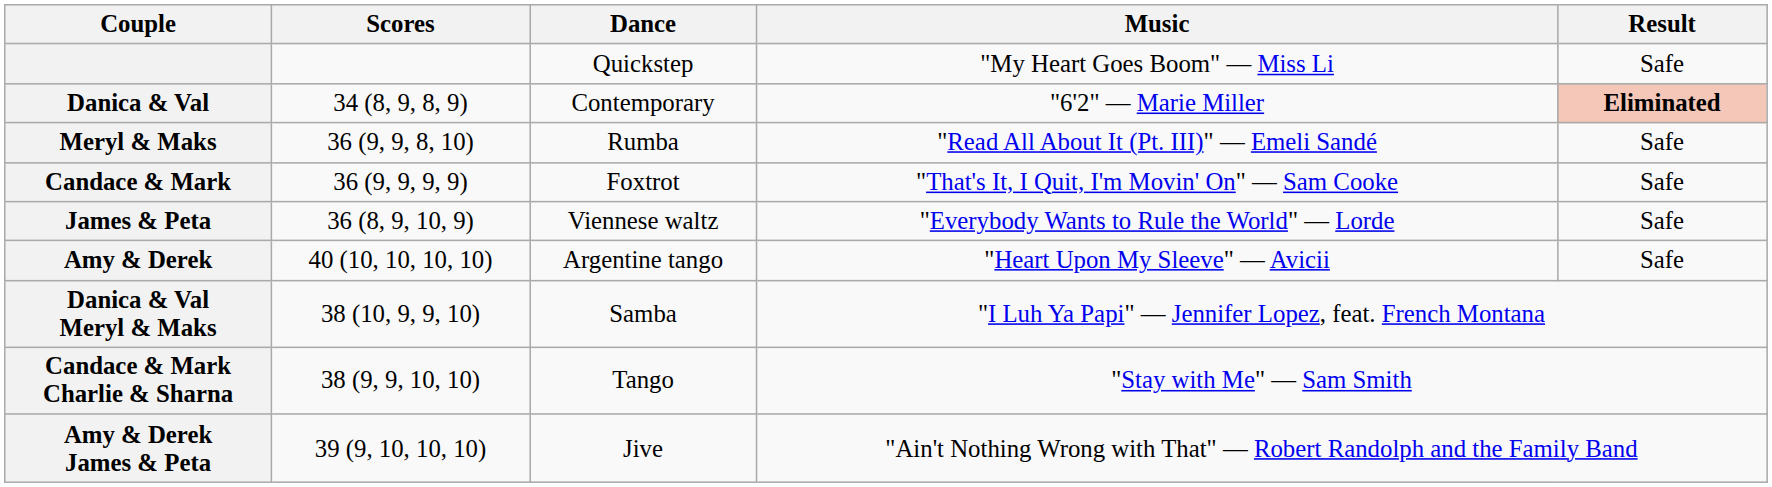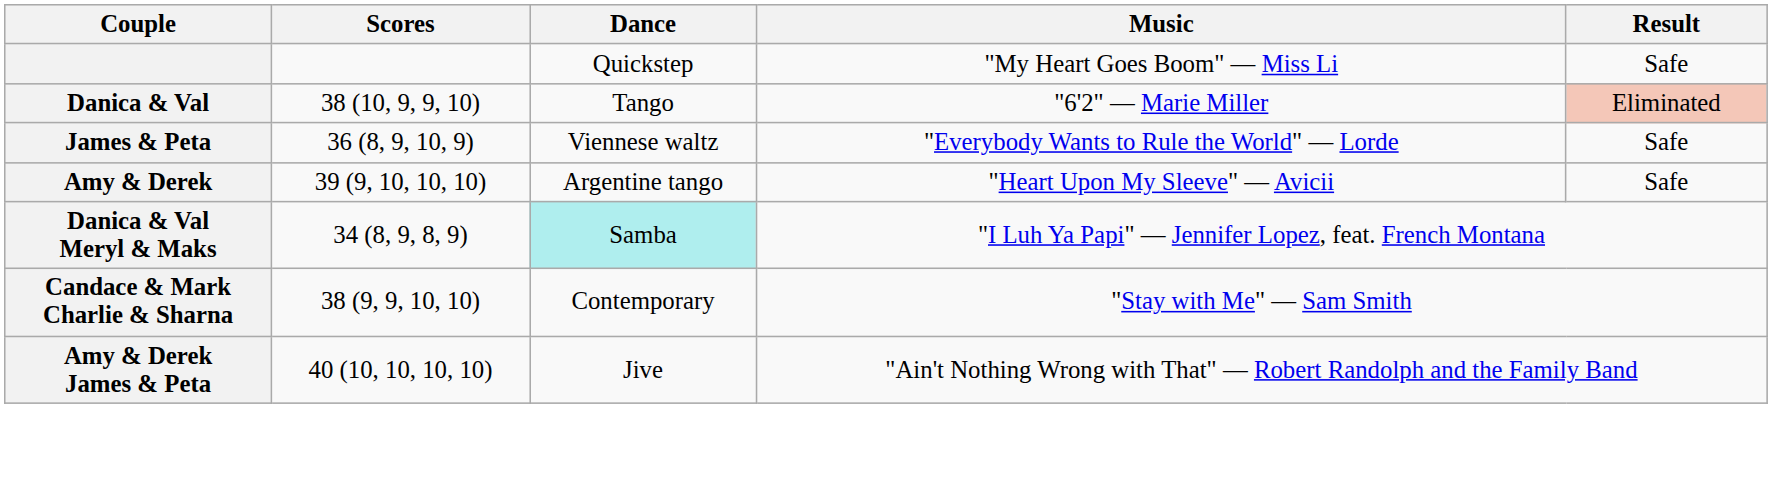(401, 102) 34 (8, 9, 8, 9) -> (401, 102) 38 (10, 9, 9, 10)
(643, 102) Contemporary -> (643, 102) Tango
(1662, 102) bold -> (1666, 102) normal
- row: (138, 142)
- row: (138, 181)
(401, 260) 40 (10, 10, 10, 10) -> (401, 181) 39 (9, 10, 10, 10)
(401, 313) 38 (10, 9, 9, 10) -> (401, 234) 34 (8, 9, 8, 9)
(643, 313) no background -> (643, 234) paleturquoise background
(643, 380) Tango -> (643, 302) Contemporary
(401, 447) 39 (9, 10, 10, 10) -> (401, 369) 40 (10, 10, 10, 10)
